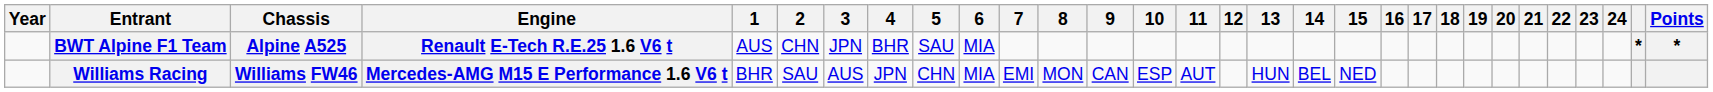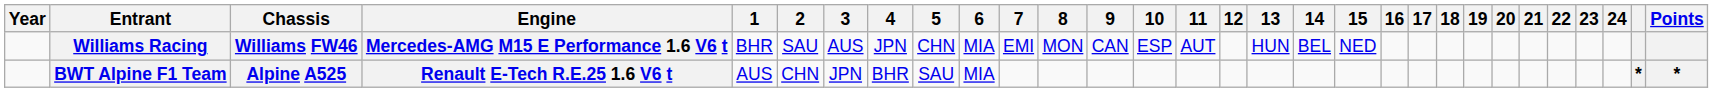rows swapped: (140, 73) <-> (140, 46)
